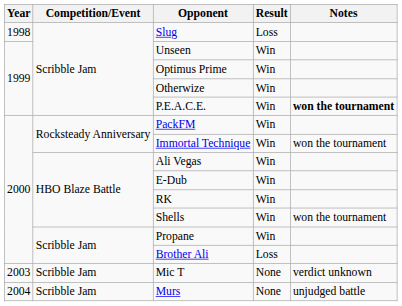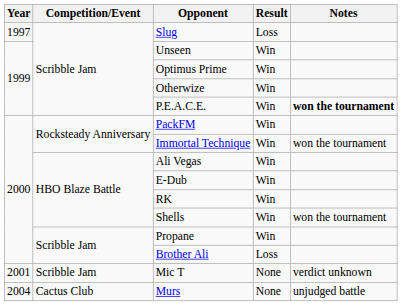(19, 32) 1998 -> (19, 32) 1997
(19, 273) 2003 -> (19, 273) 2001
(66, 291) Scribble Jam -> (65, 291) Cactus Club
